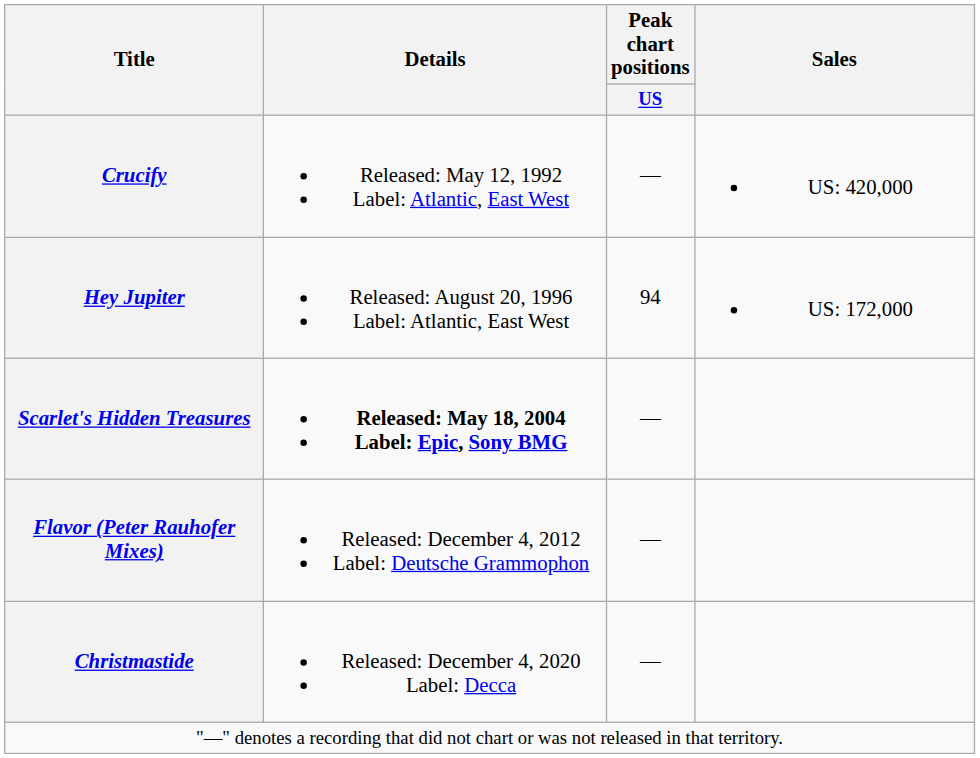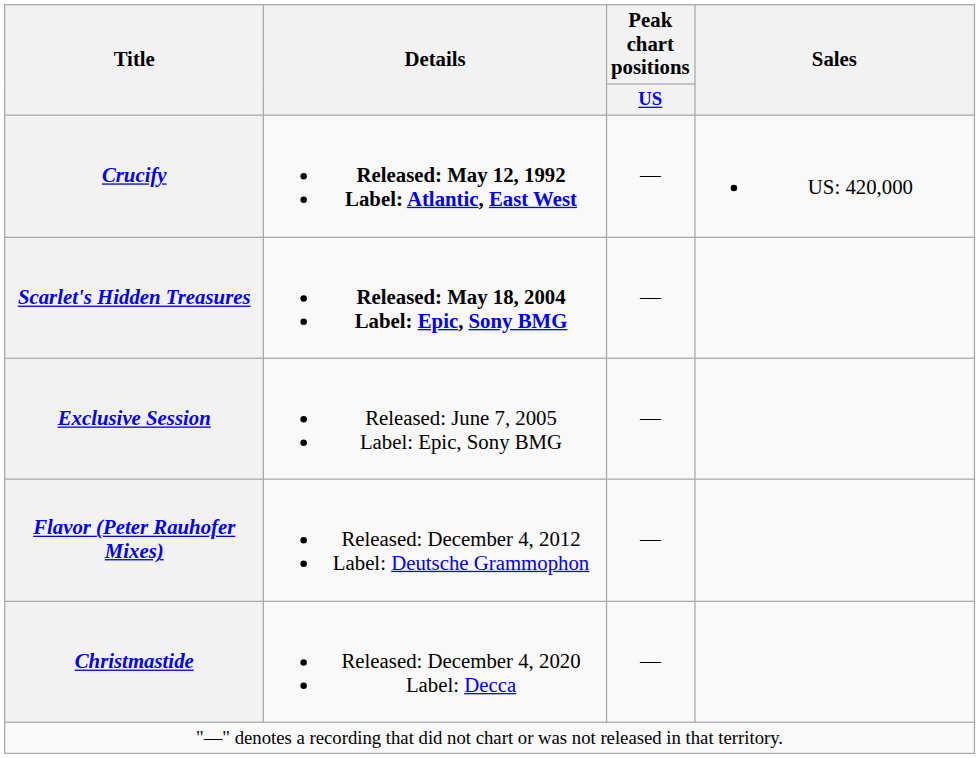(435, 188) normal -> (435, 188) bold
- row: (134, 297)
+ row: (134, 418)
